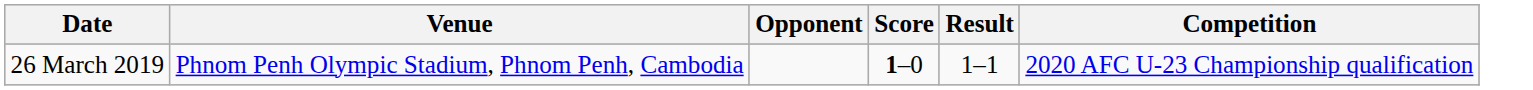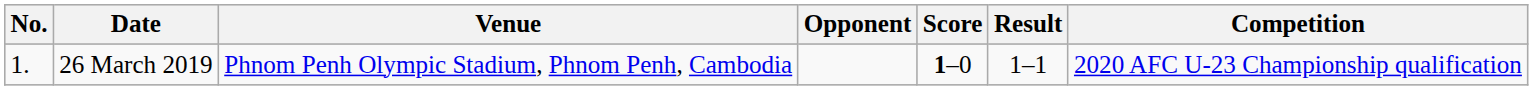+ column: (29, 24)
